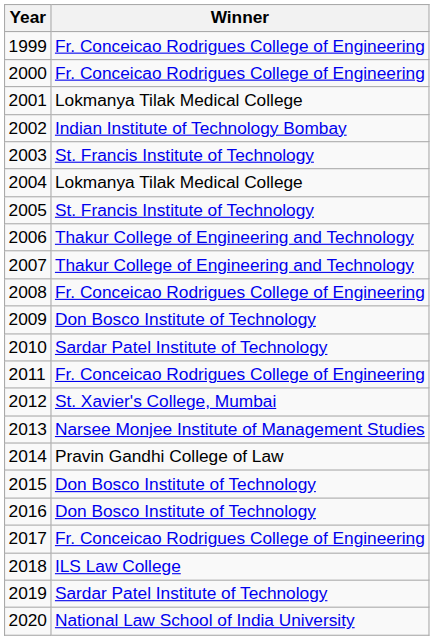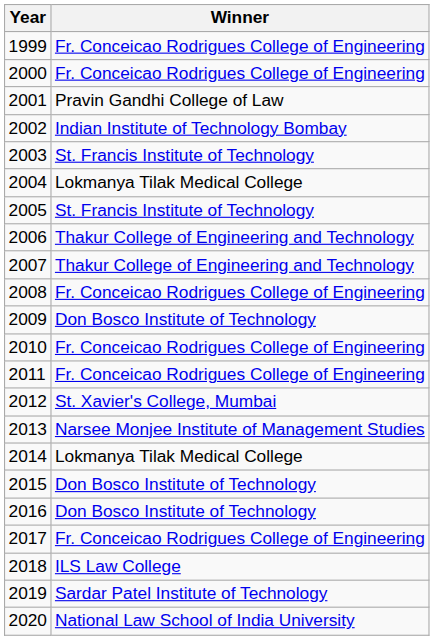(179, 100) Lokmanya Tilak Medical College -> (169, 100) Pravin Gandhi College of Law
(191, 347) Sardar Patel Institute of Technology -> (240, 347) Fr. Conceicao Rodrigues College of Engineering
(169, 456) Pravin Gandhi College of Law -> (179, 456) Lokmanya Tilak Medical College
